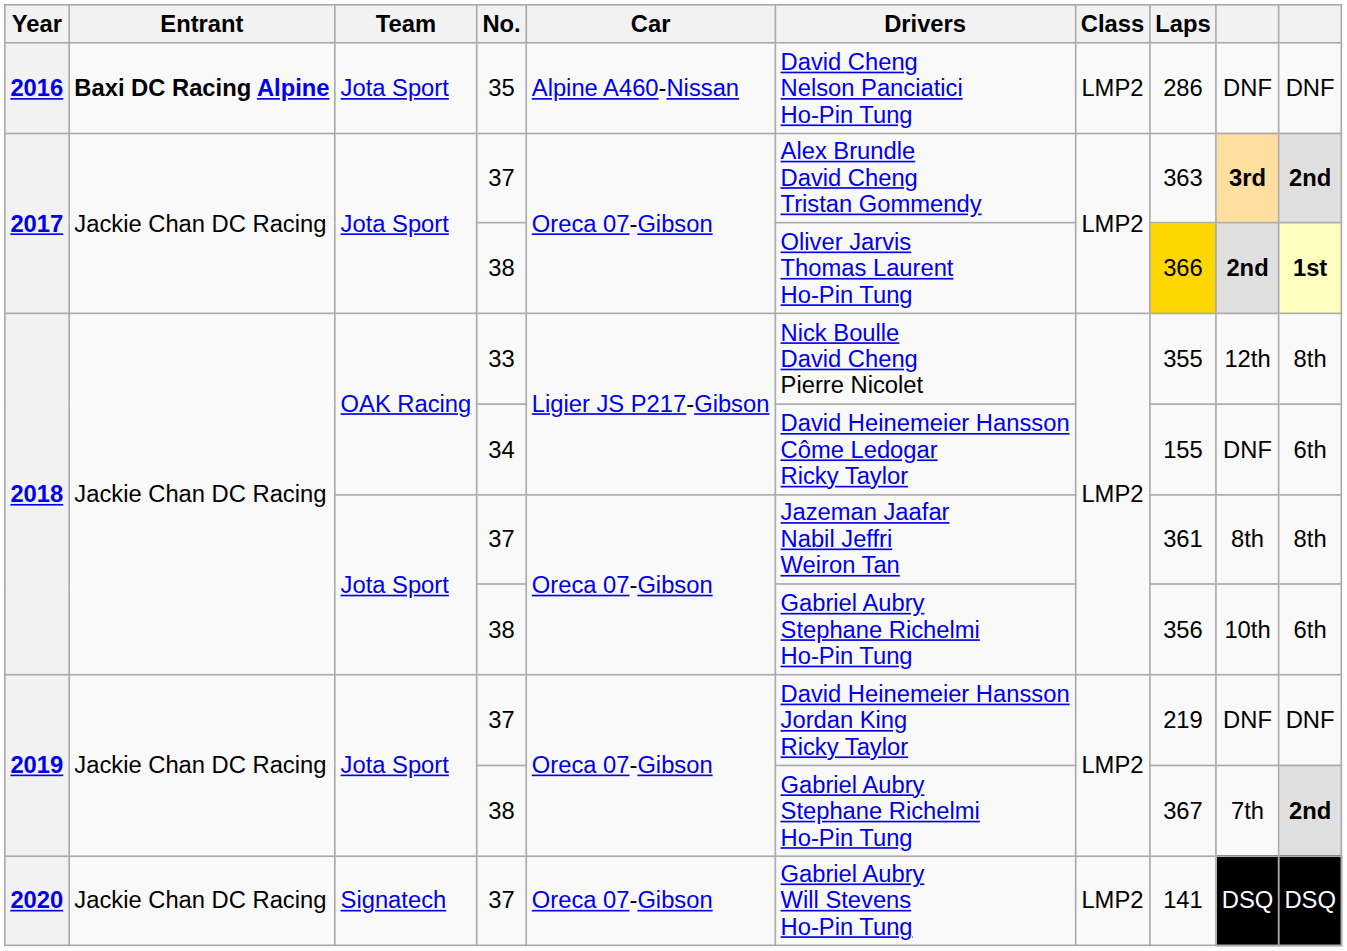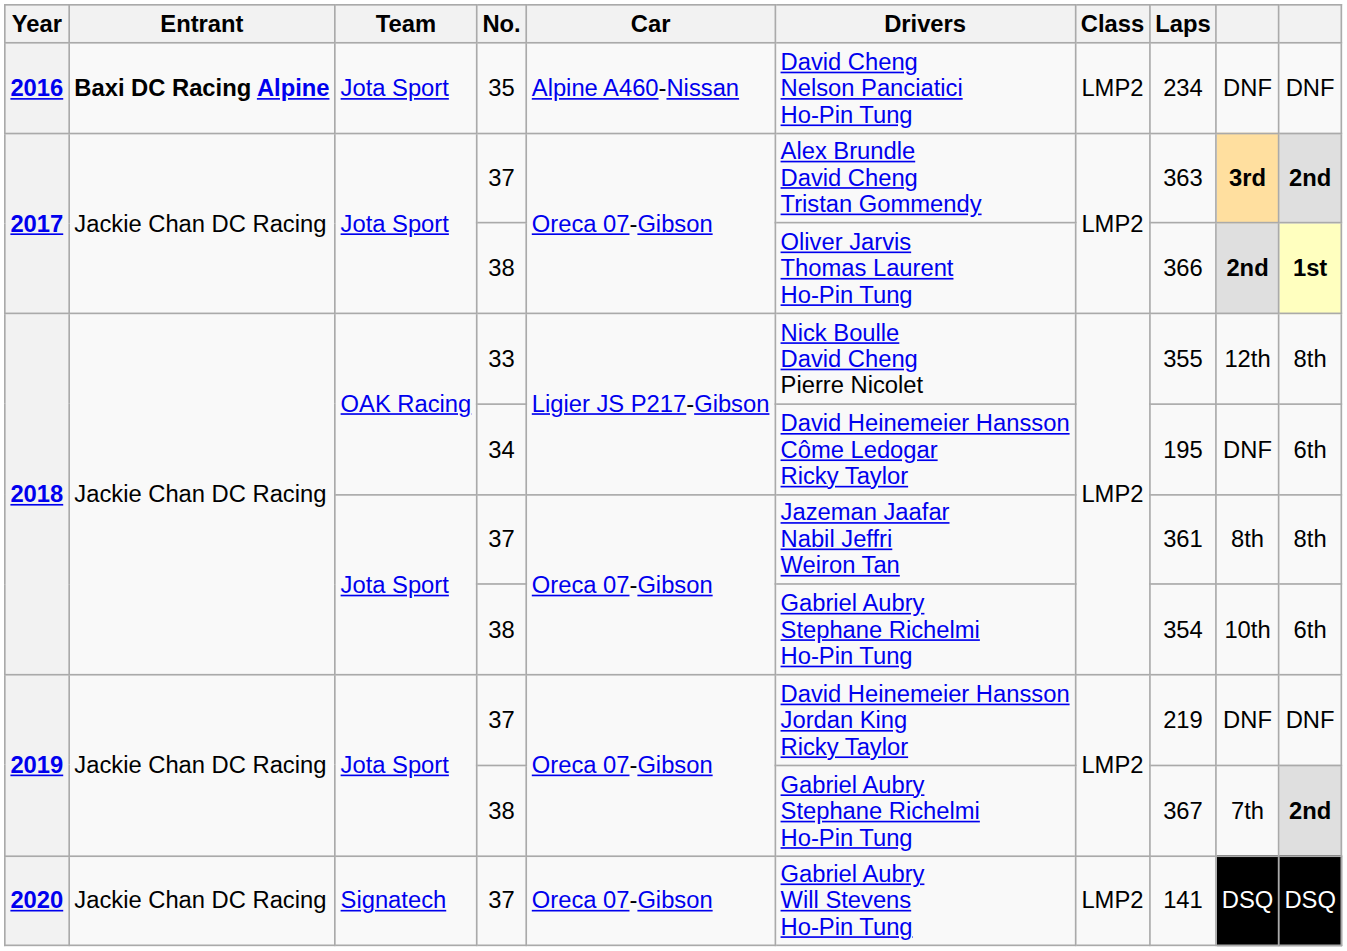(1183, 88) 286 -> (1183, 88) 234
(1183, 269) gold background -> (1183, 269) no background
(1183, 449) 155 -> (1183, 449) 195
(1183, 630) 356 -> (1183, 630) 354
